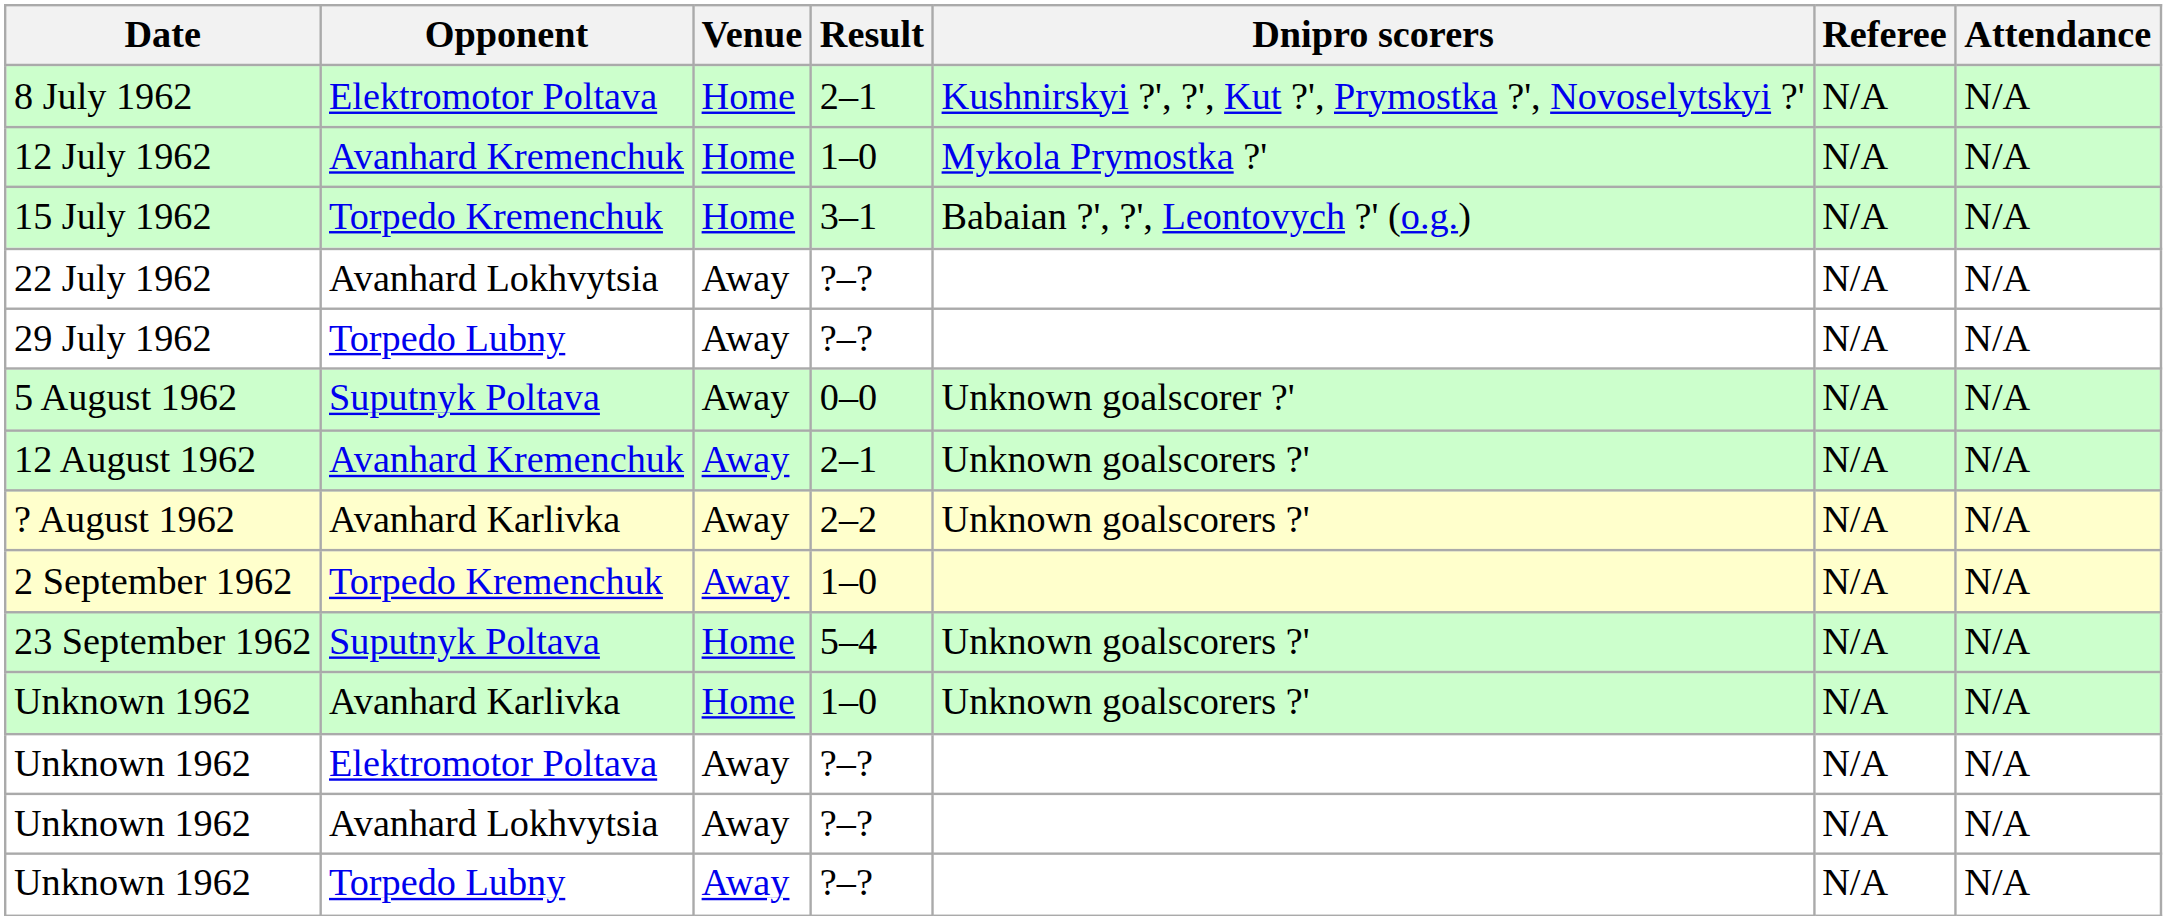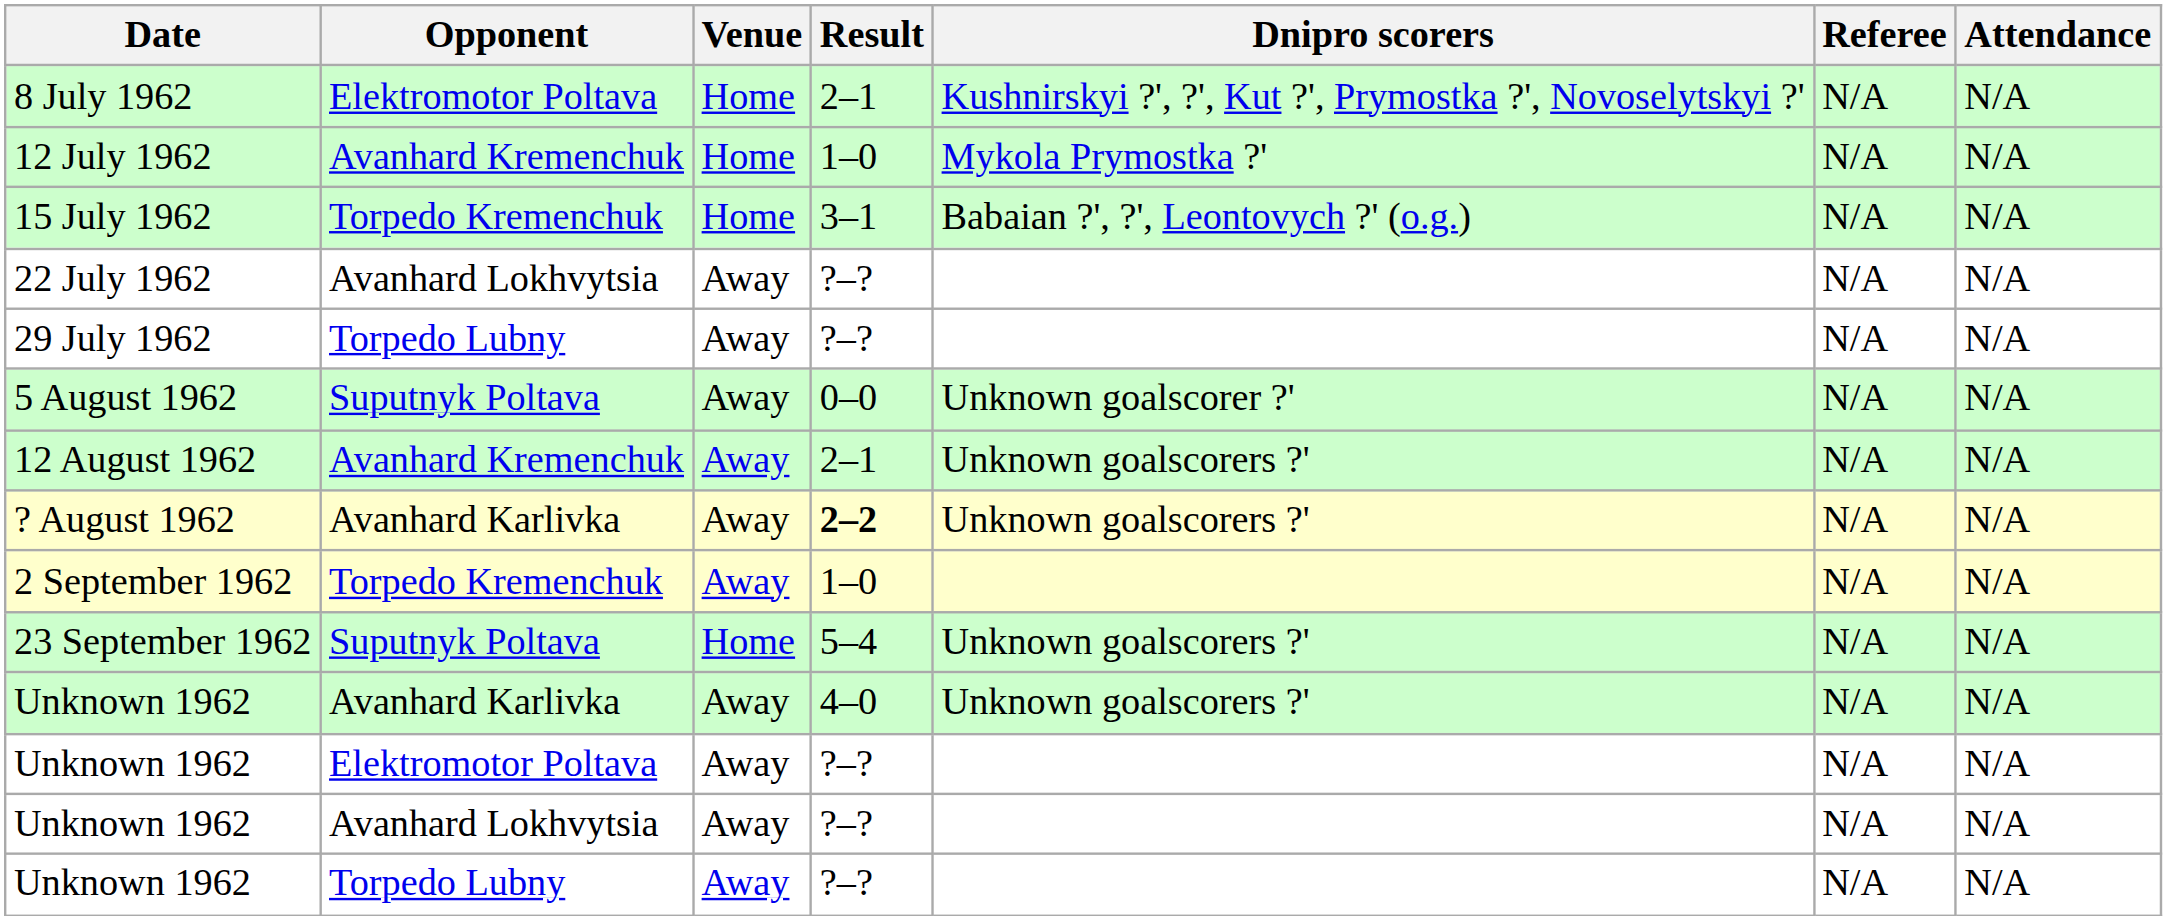(849, 519) normal -> (849, 519) bold
(748, 701) Home -> (746, 701) Away
(849, 701) 1–0 -> (849, 701) 4–0
